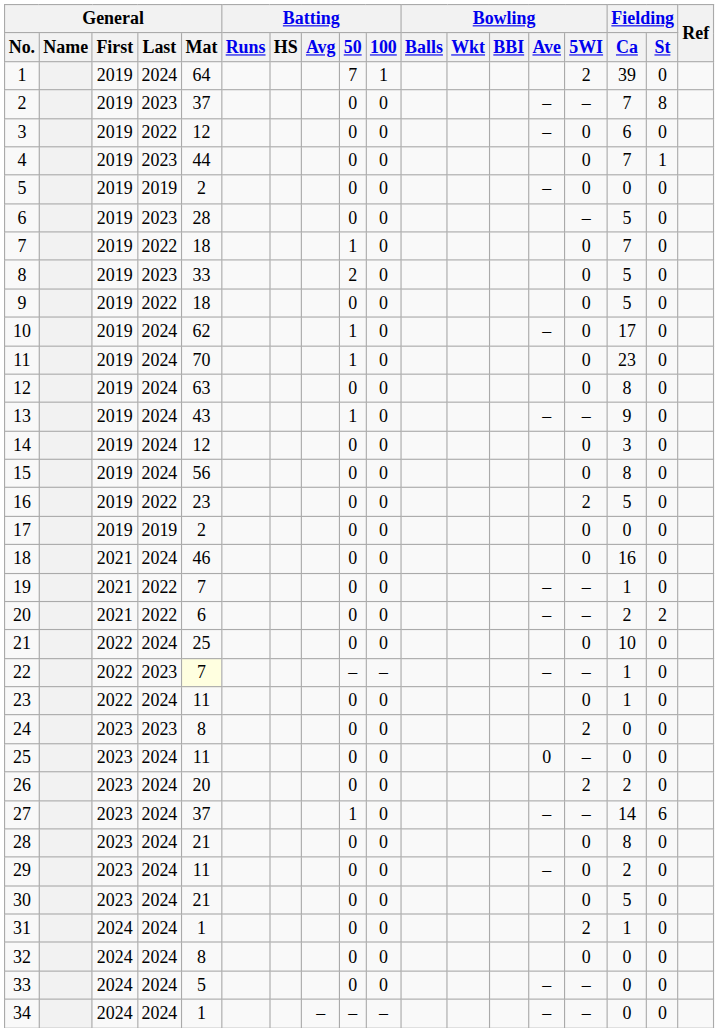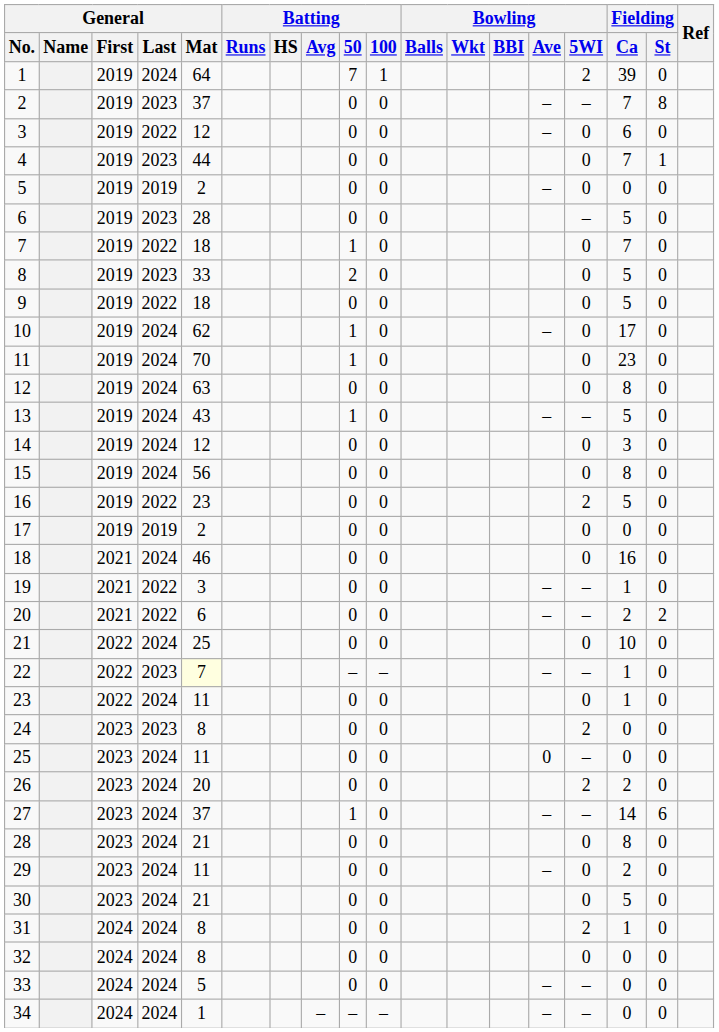(627, 416) 9 -> (627, 416) 5
(201, 587) 7 -> (201, 587) 3
(201, 928) 1 -> (201, 928) 8
